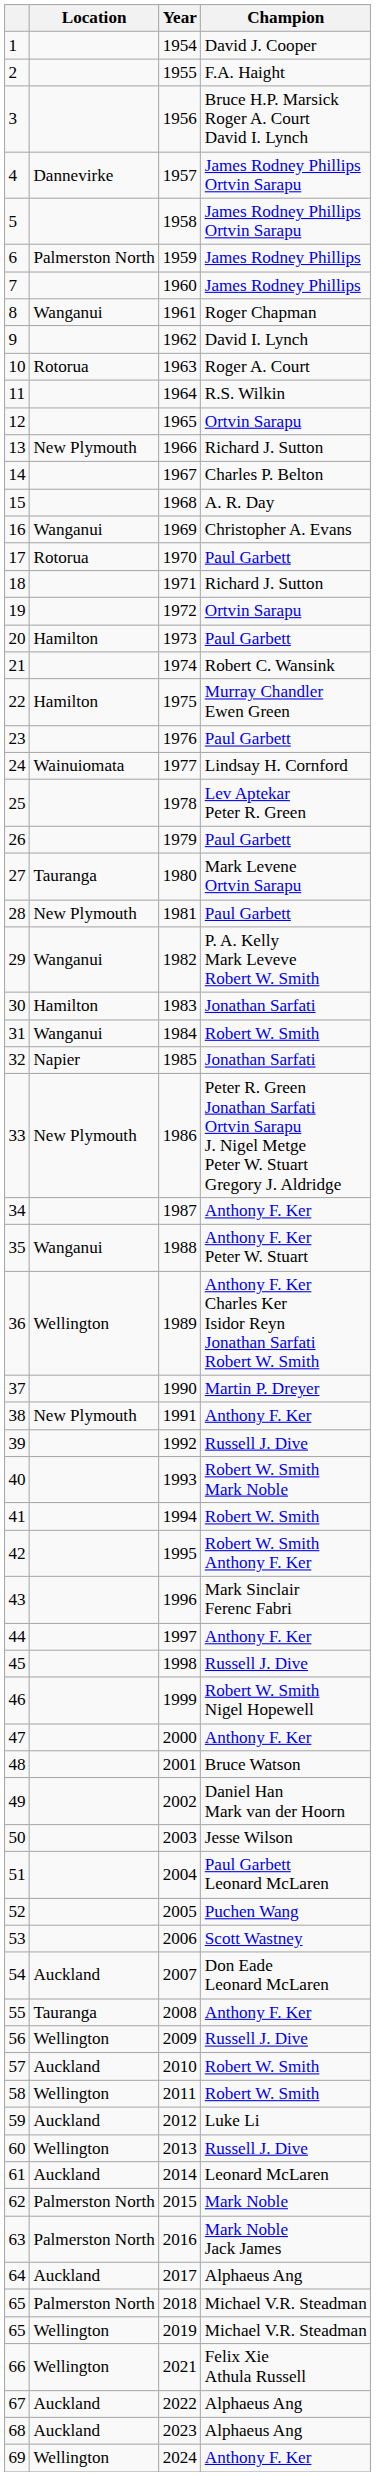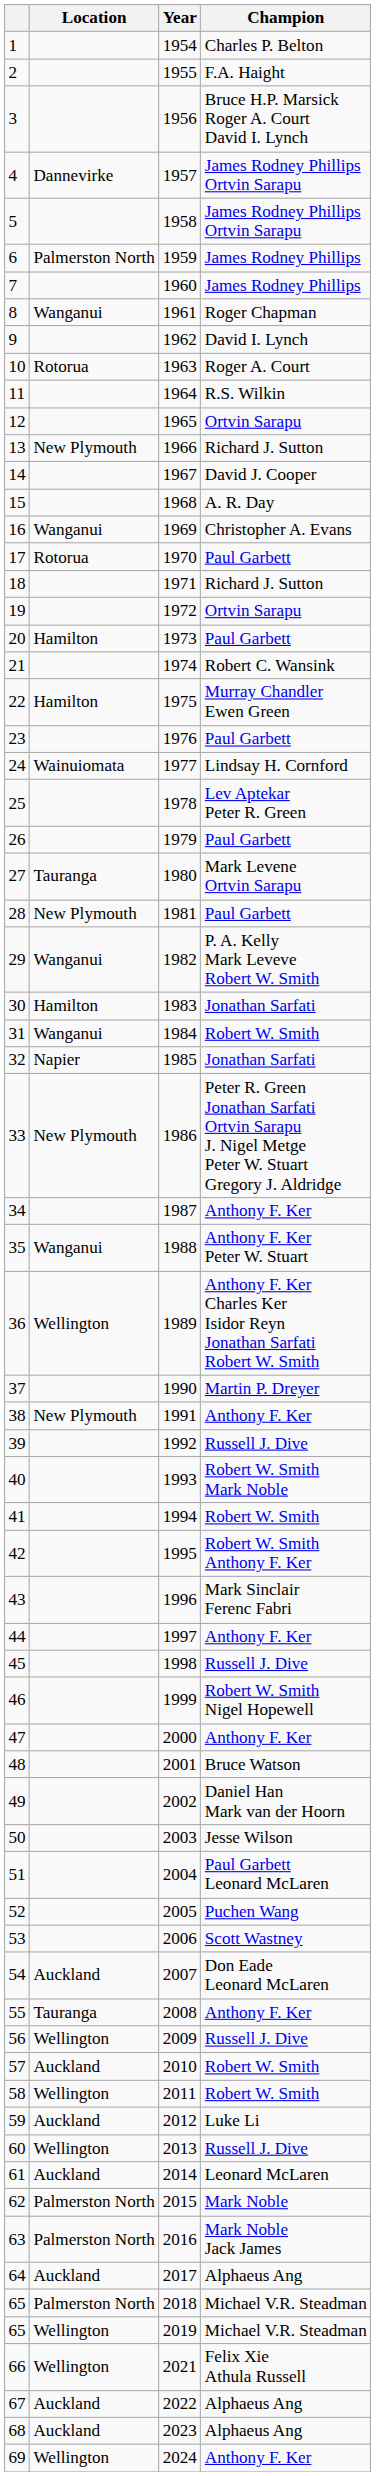(261, 45) David J. Cooper -> (264, 45) Charles P. Belton
(264, 475) Charles P. Belton -> (261, 475) David J. Cooper
